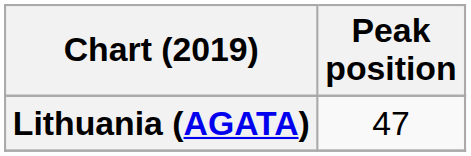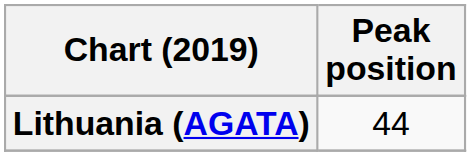(391, 122) 47 -> (391, 122) 44
